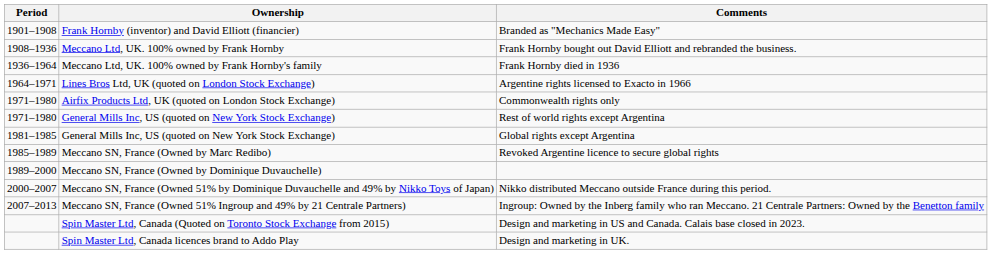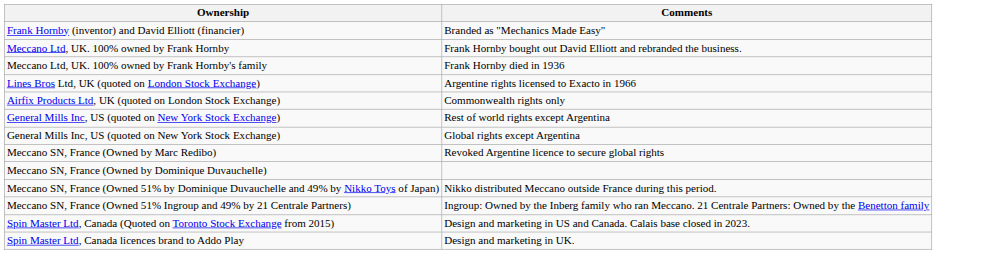- column: (32, 13)
